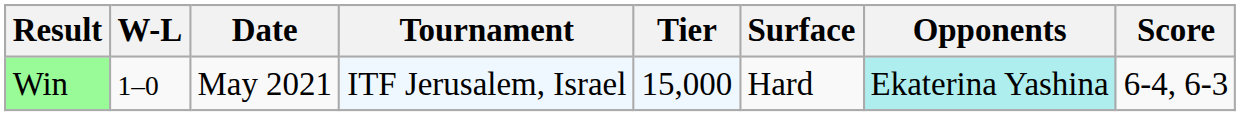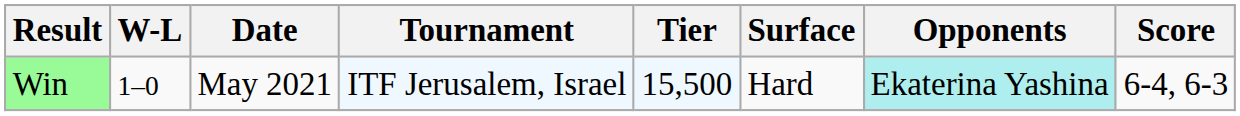(687, 82) 15,000 -> (687, 82) 15,500
